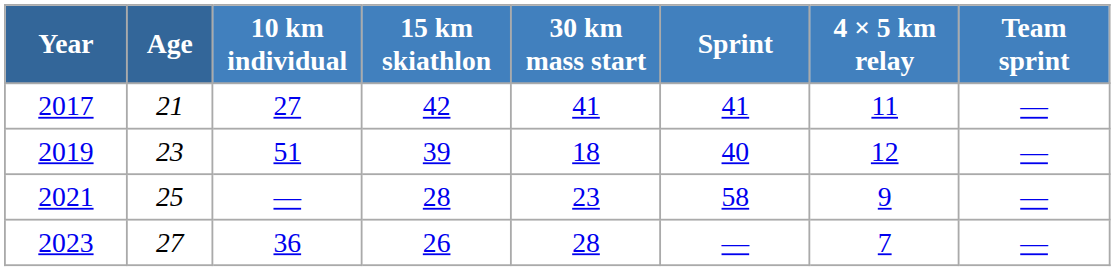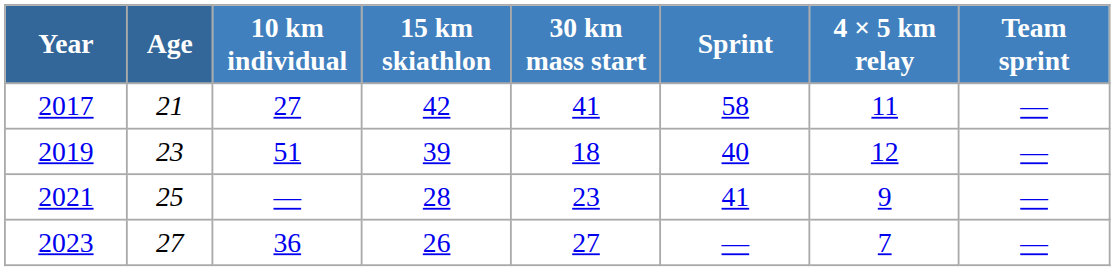(735, 105) 41 -> (735, 105) 58
(735, 197) 58 -> (735, 197) 41
(586, 242) 28 -> (586, 242) 27
